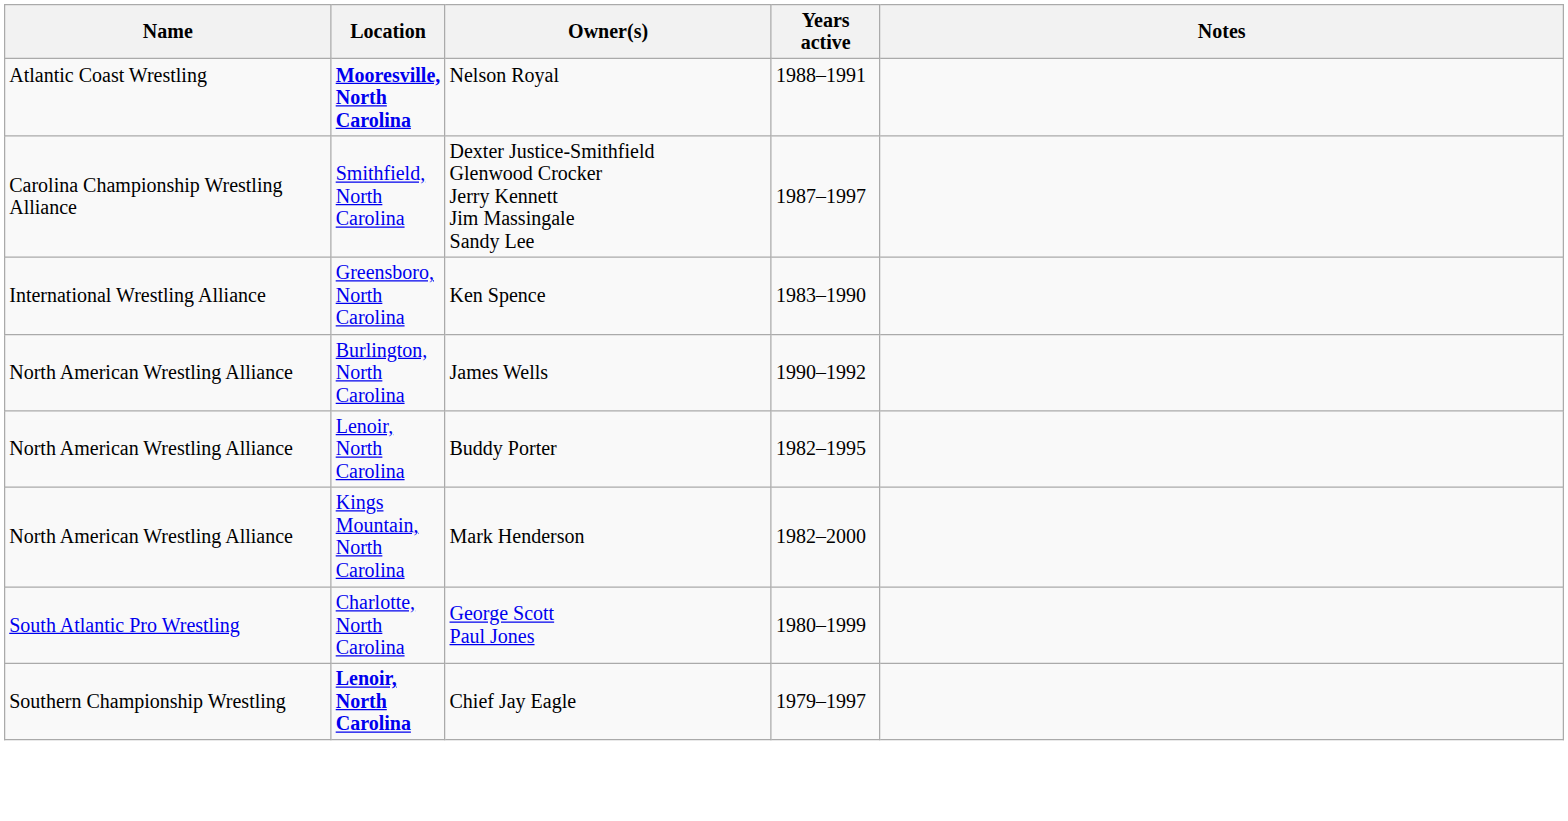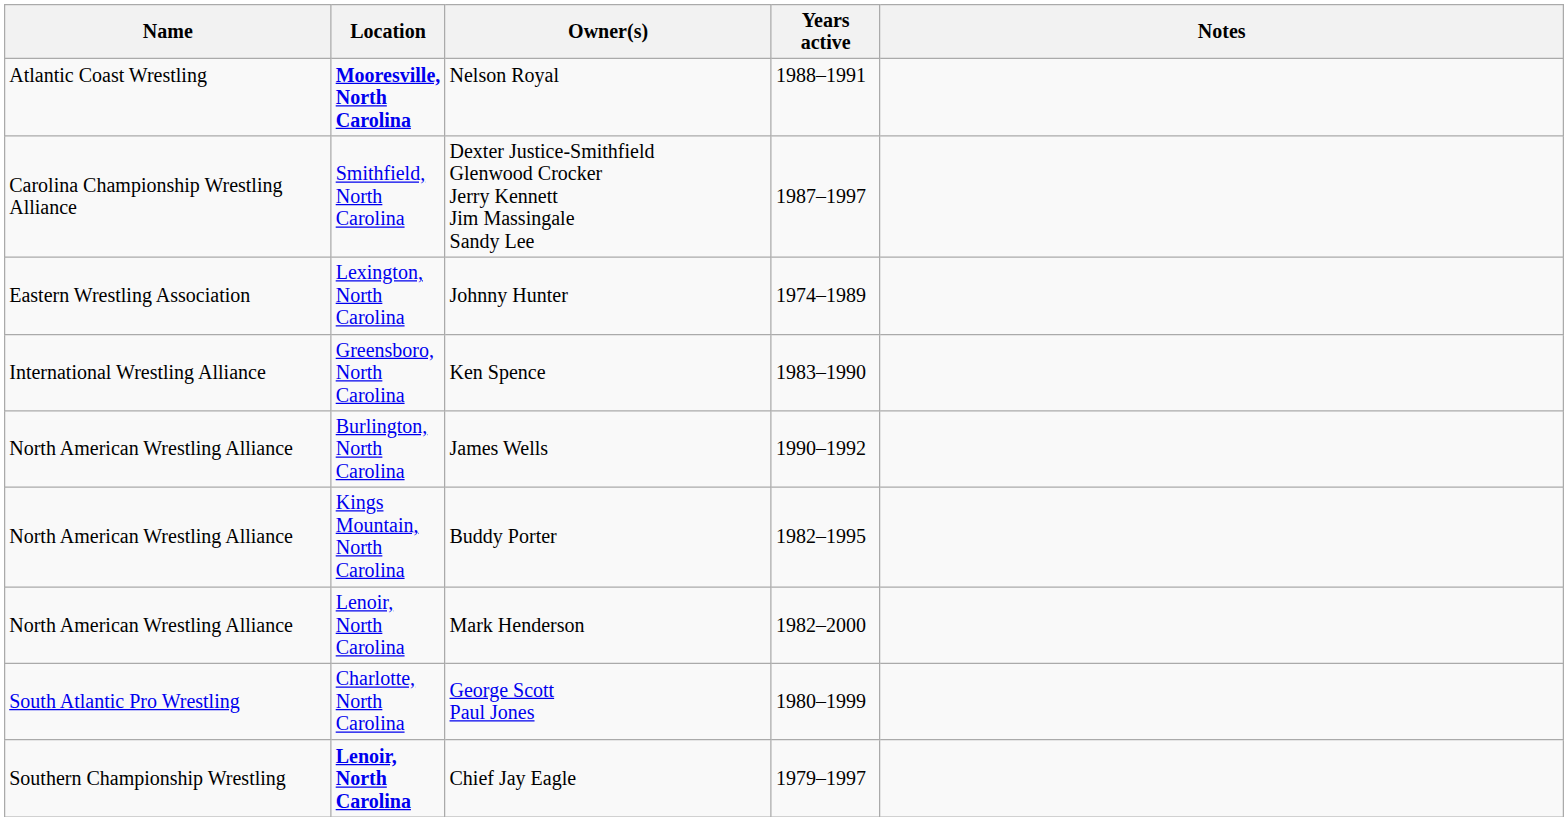+ row: (509, 295)
(370, 448) Lenoir, North Carolina -> (377, 536) Kings Mountain, North Carolina
(377, 536) Kings Mountain, North Carolina -> (370, 624) Lenoir, North Carolina
